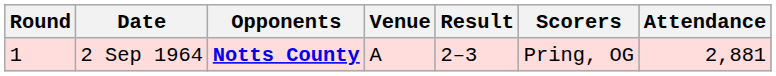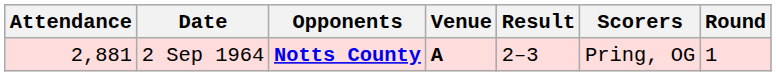columns swapped: (40, 21) <-> (705, 21)
(376, 55) normal -> (437, 55) bold
